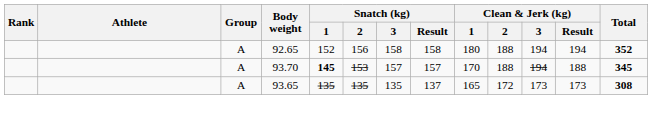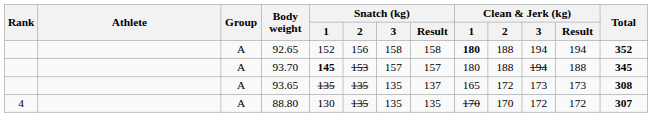(471, 49) normal -> (471, 49) bold
(471, 67) 170 -> (471, 67) 180
+ row: (285, 103)
